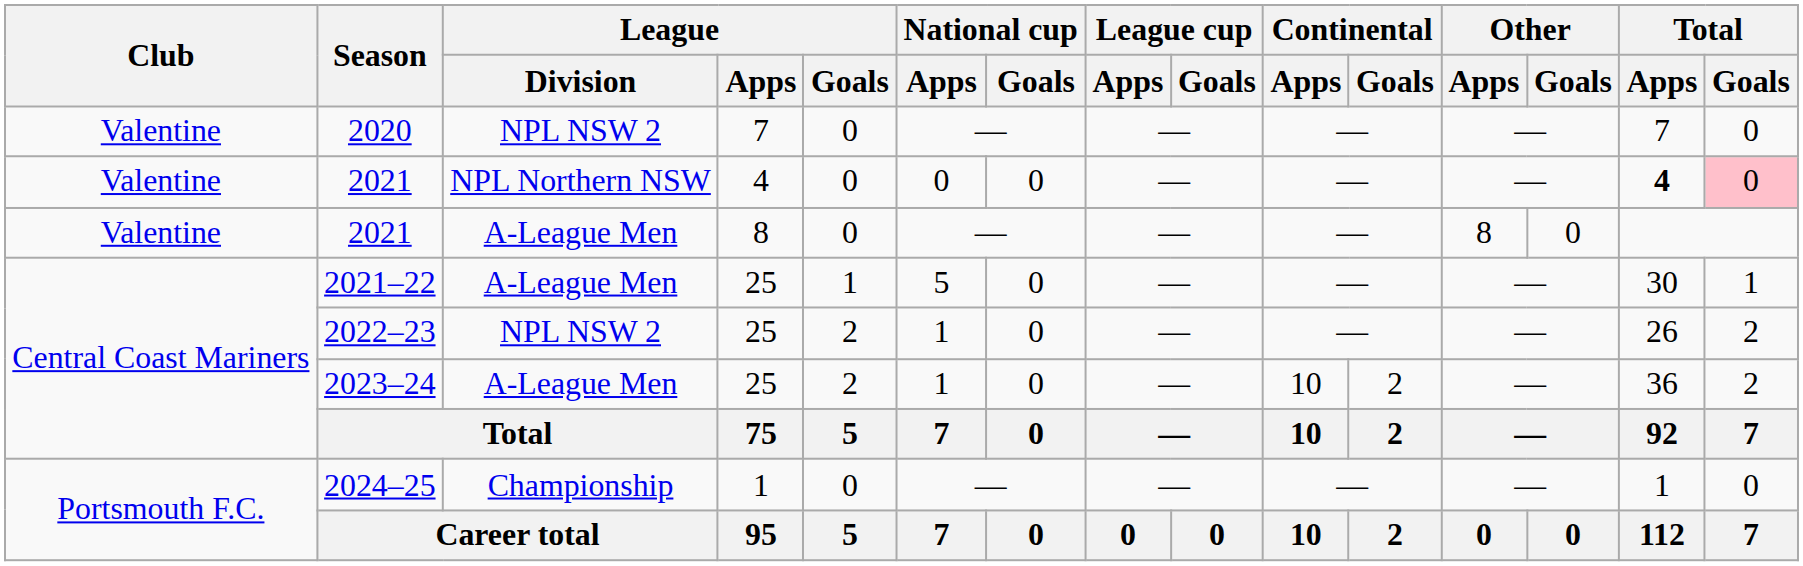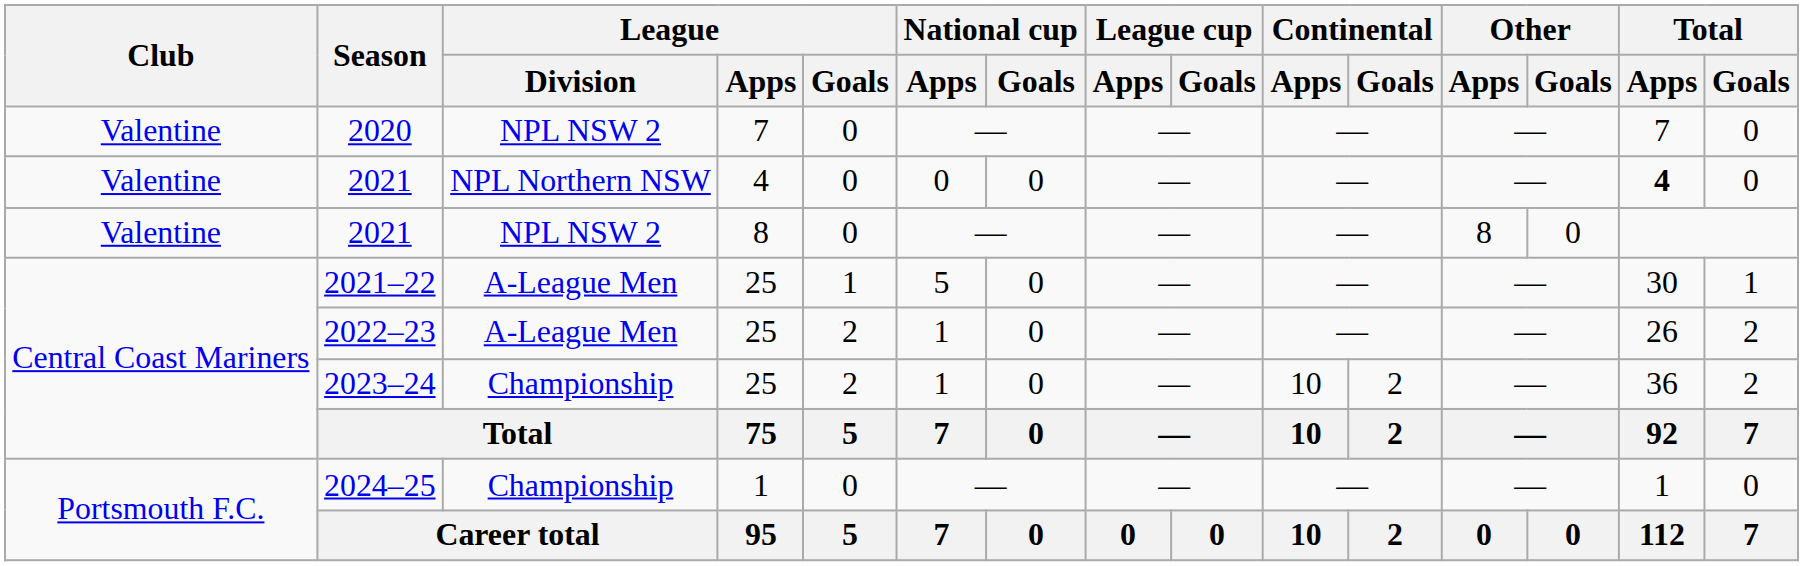(1751, 181) pink background -> (1751, 181) no background
(581, 231) A-League Men -> (581, 231) NPL NSW 2
(581, 332) NPL NSW 2 -> (581, 332) A-League Men
(581, 383) A-League Men -> (581, 383) Championship
